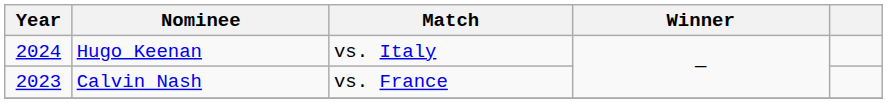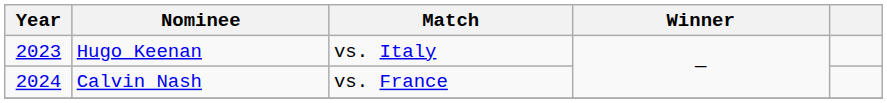(38, 51) 2024 -> (38, 51) 2023
(38, 82) 2023 -> (38, 82) 2024
